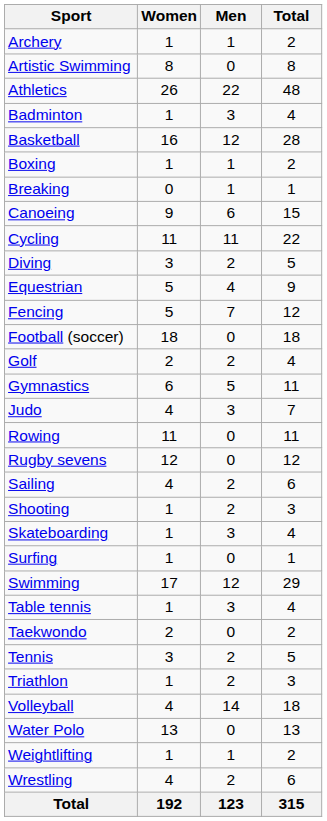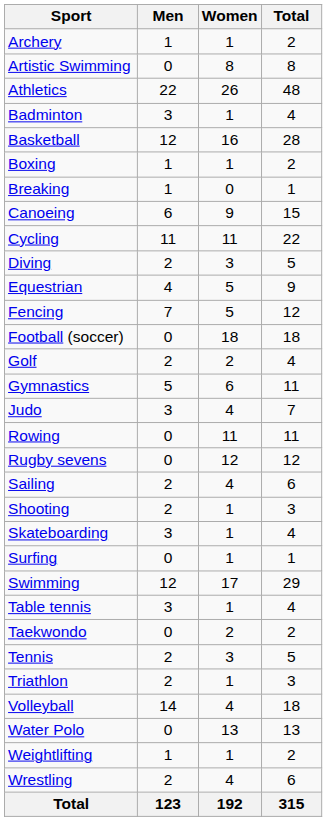columns swapped: (231, 16) <-> (169, 16)
